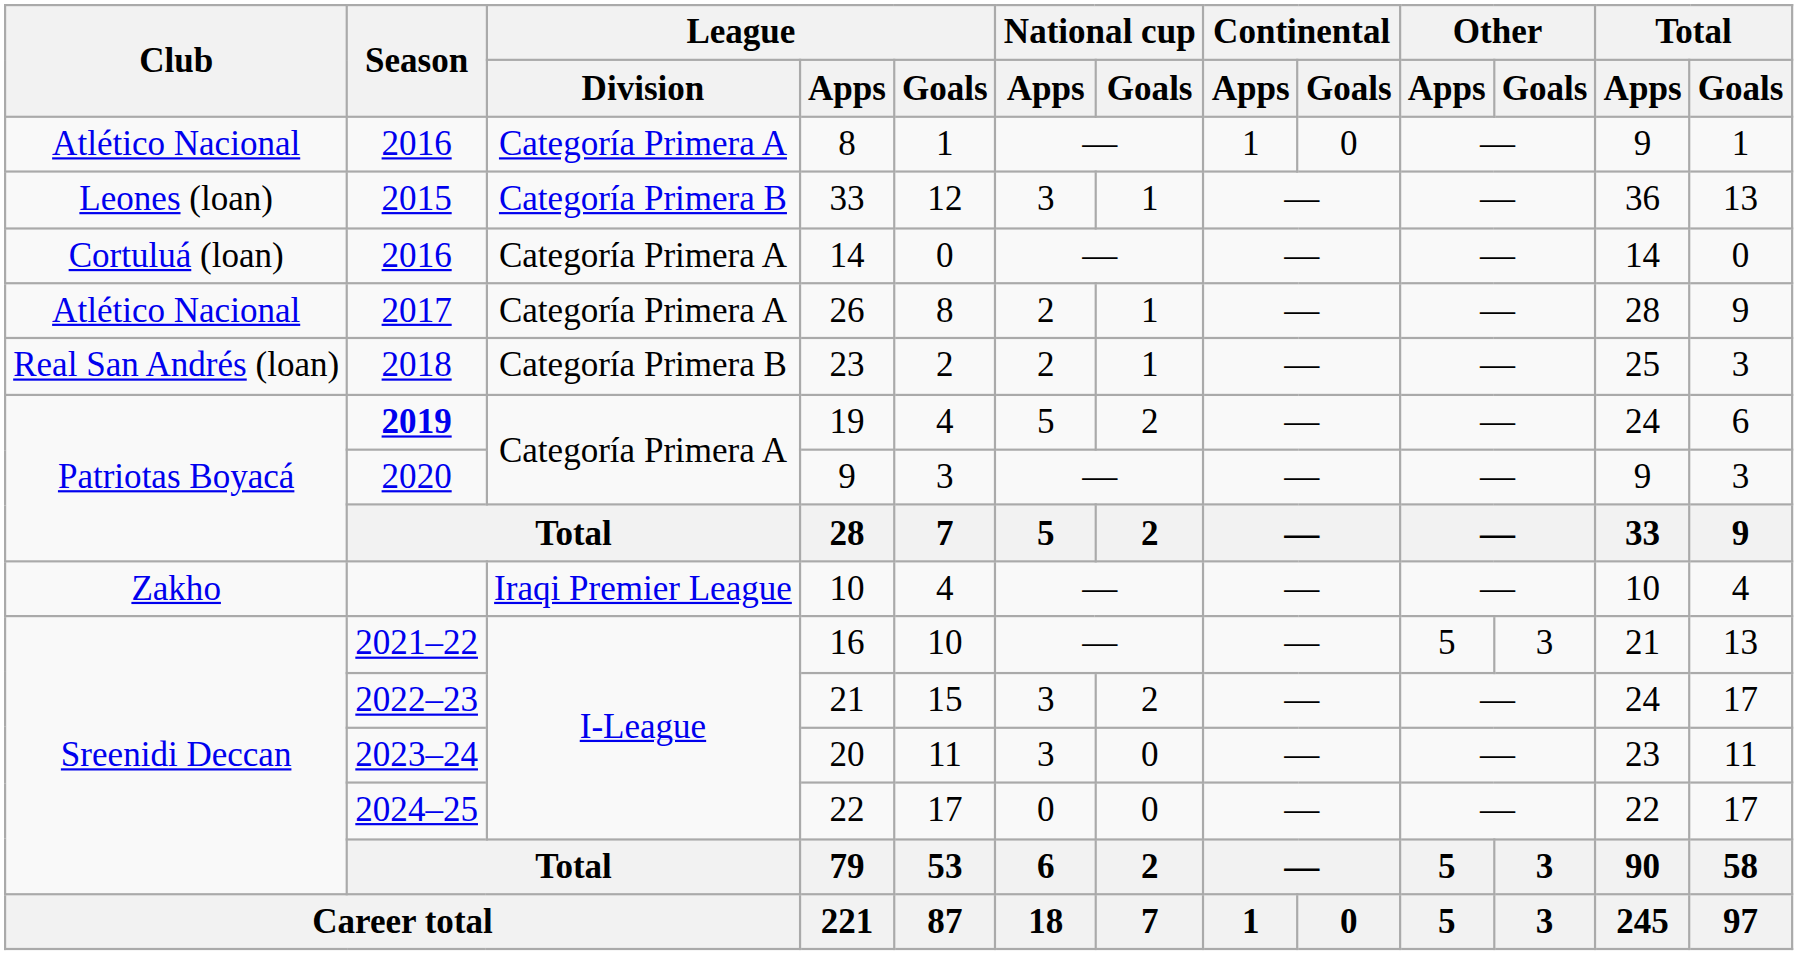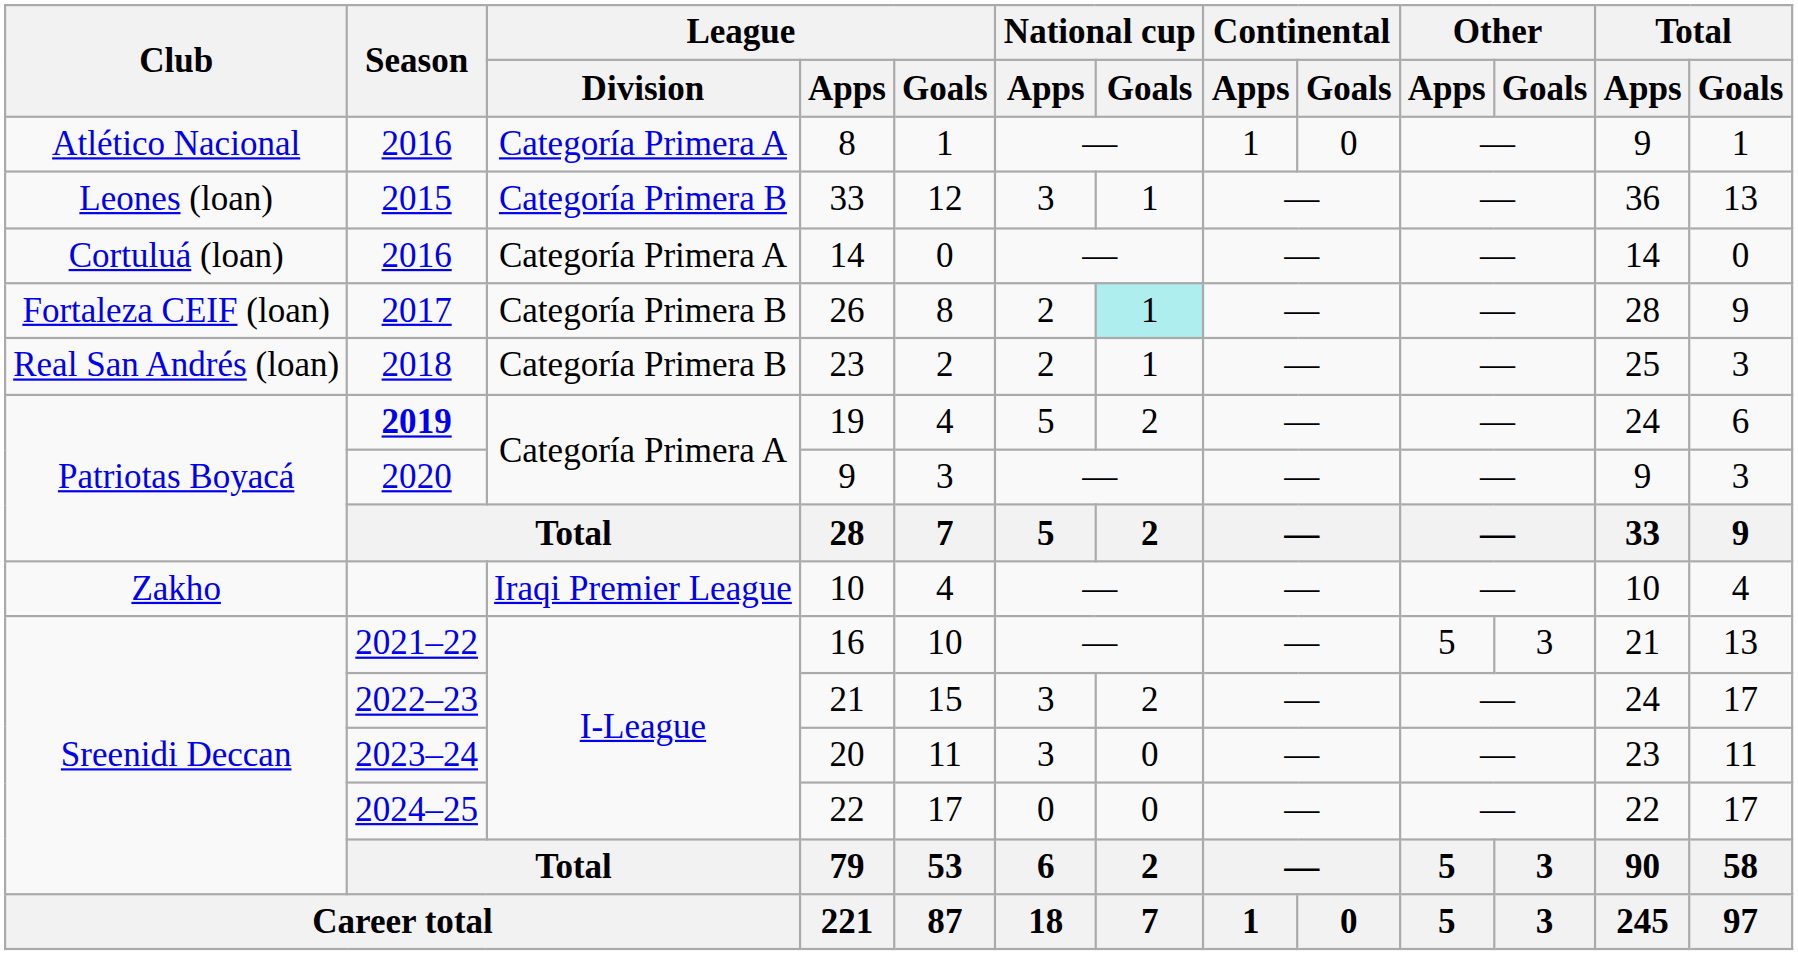(176, 310) Atlético Nacional -> (176, 310) Fortaleza CEIF (loan)
(643, 310) Categoría Primera A -> (643, 310) Categoría Primera B
(1150, 310) no background -> (1150, 310) paleturquoise background
